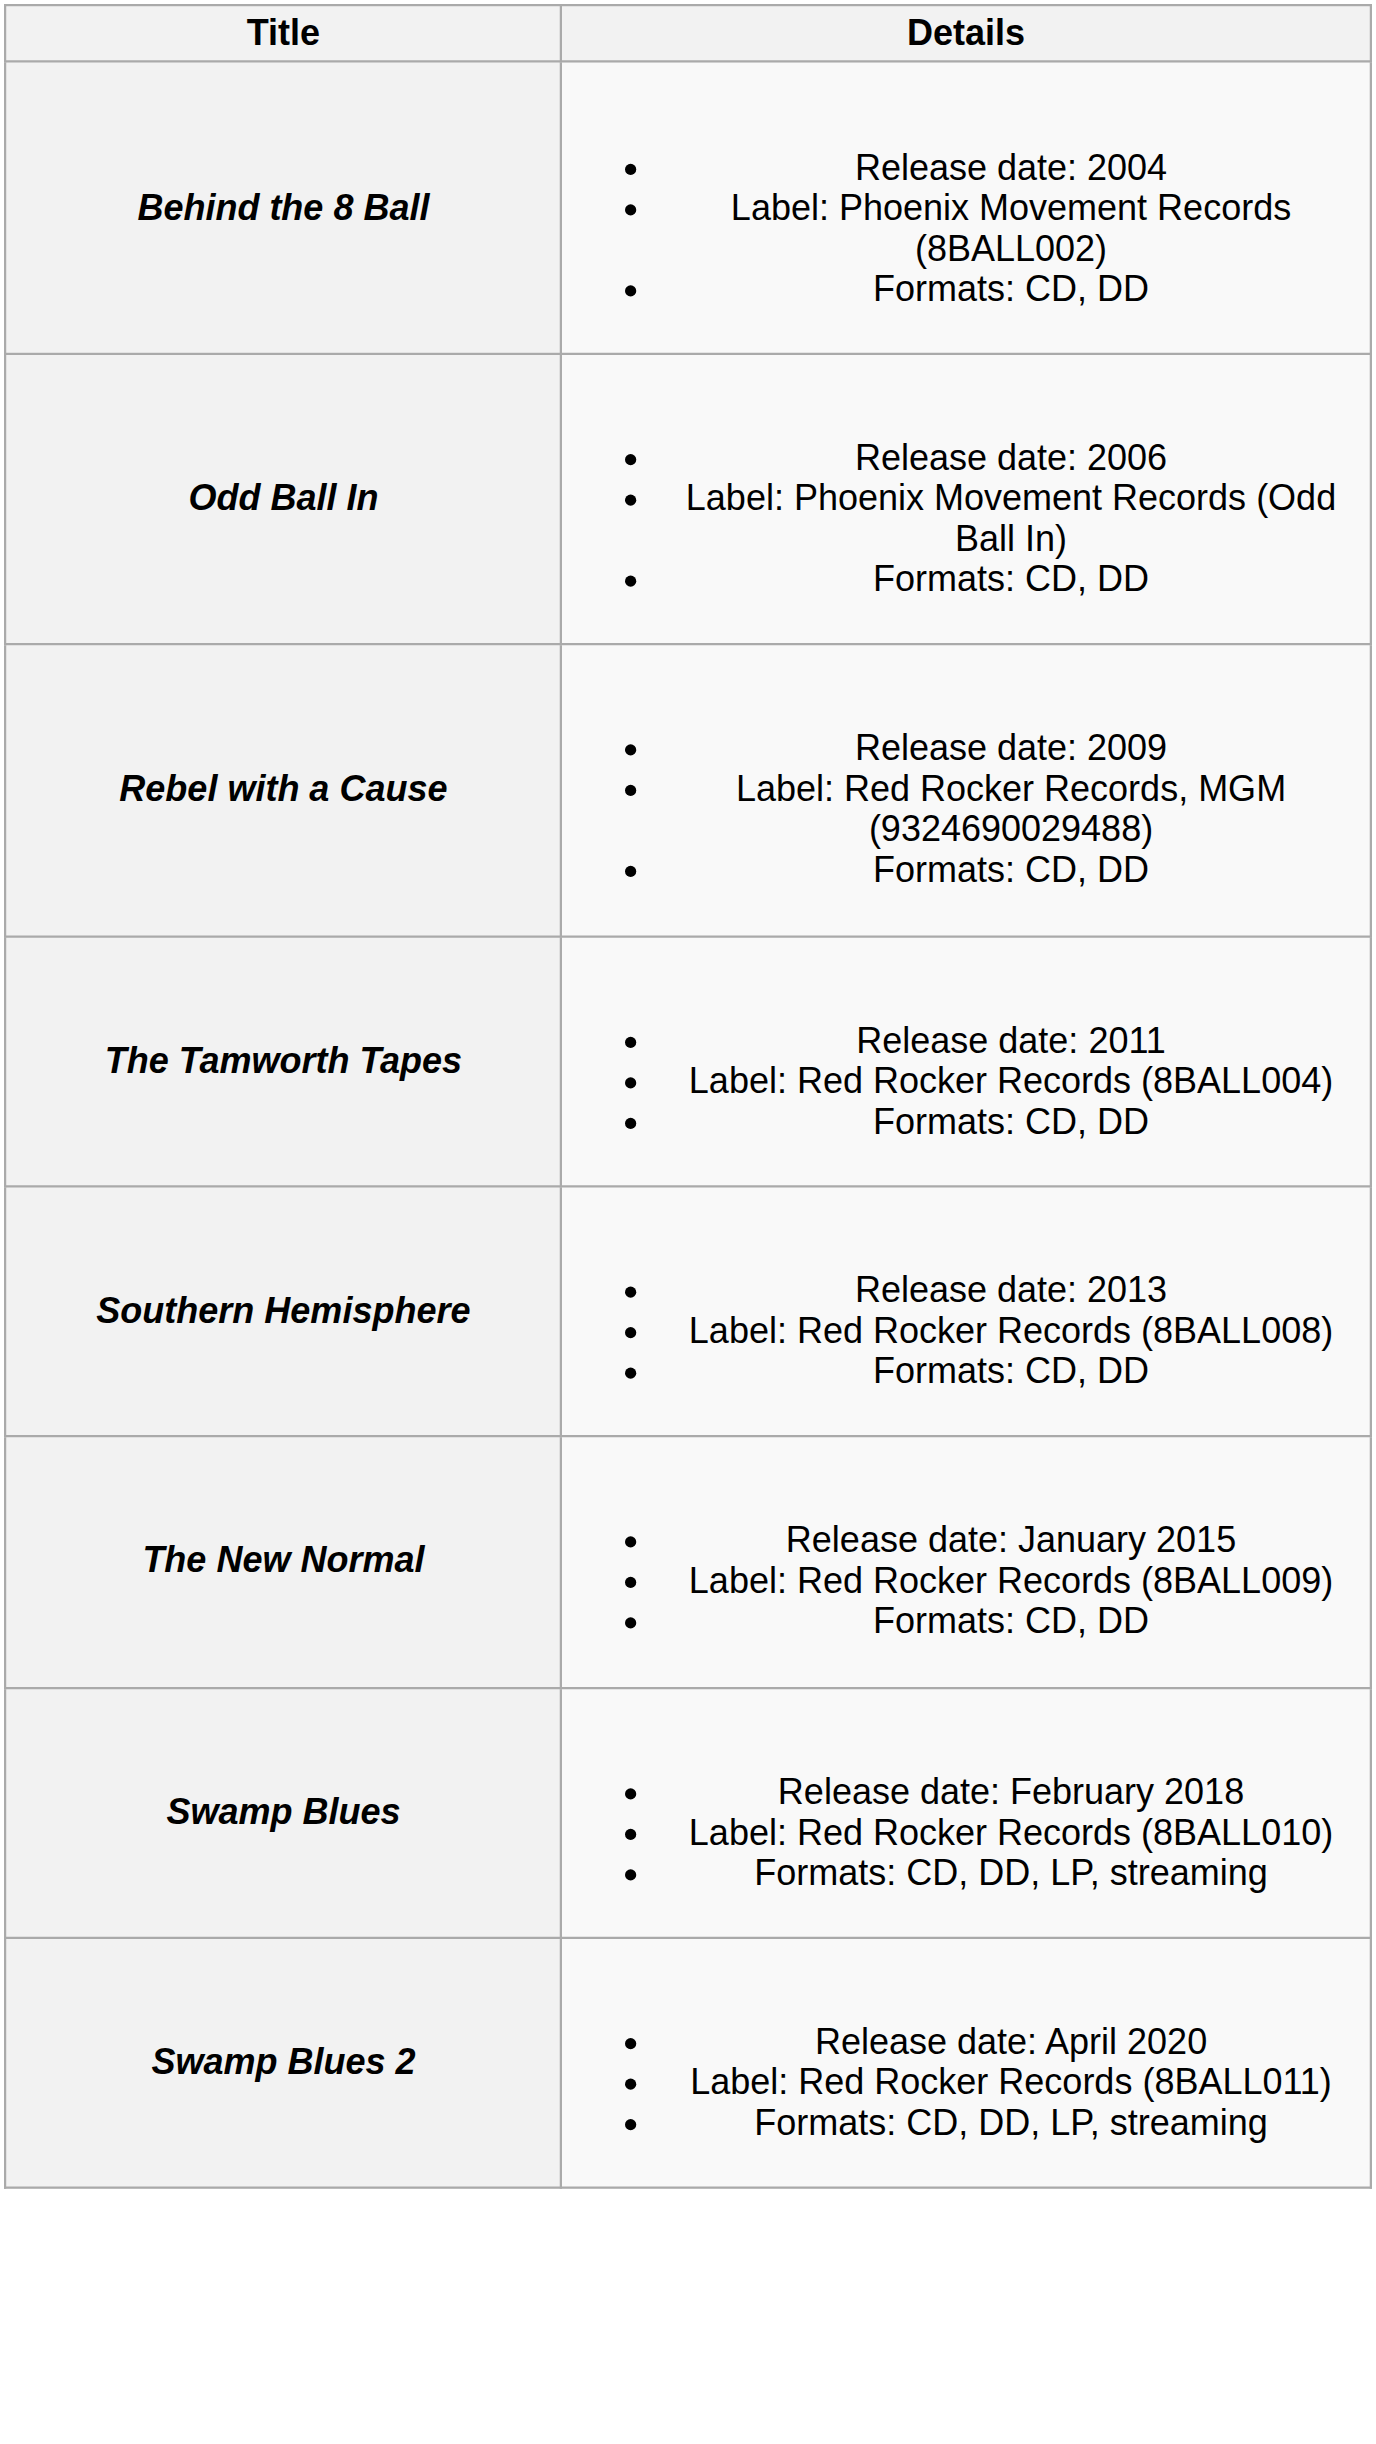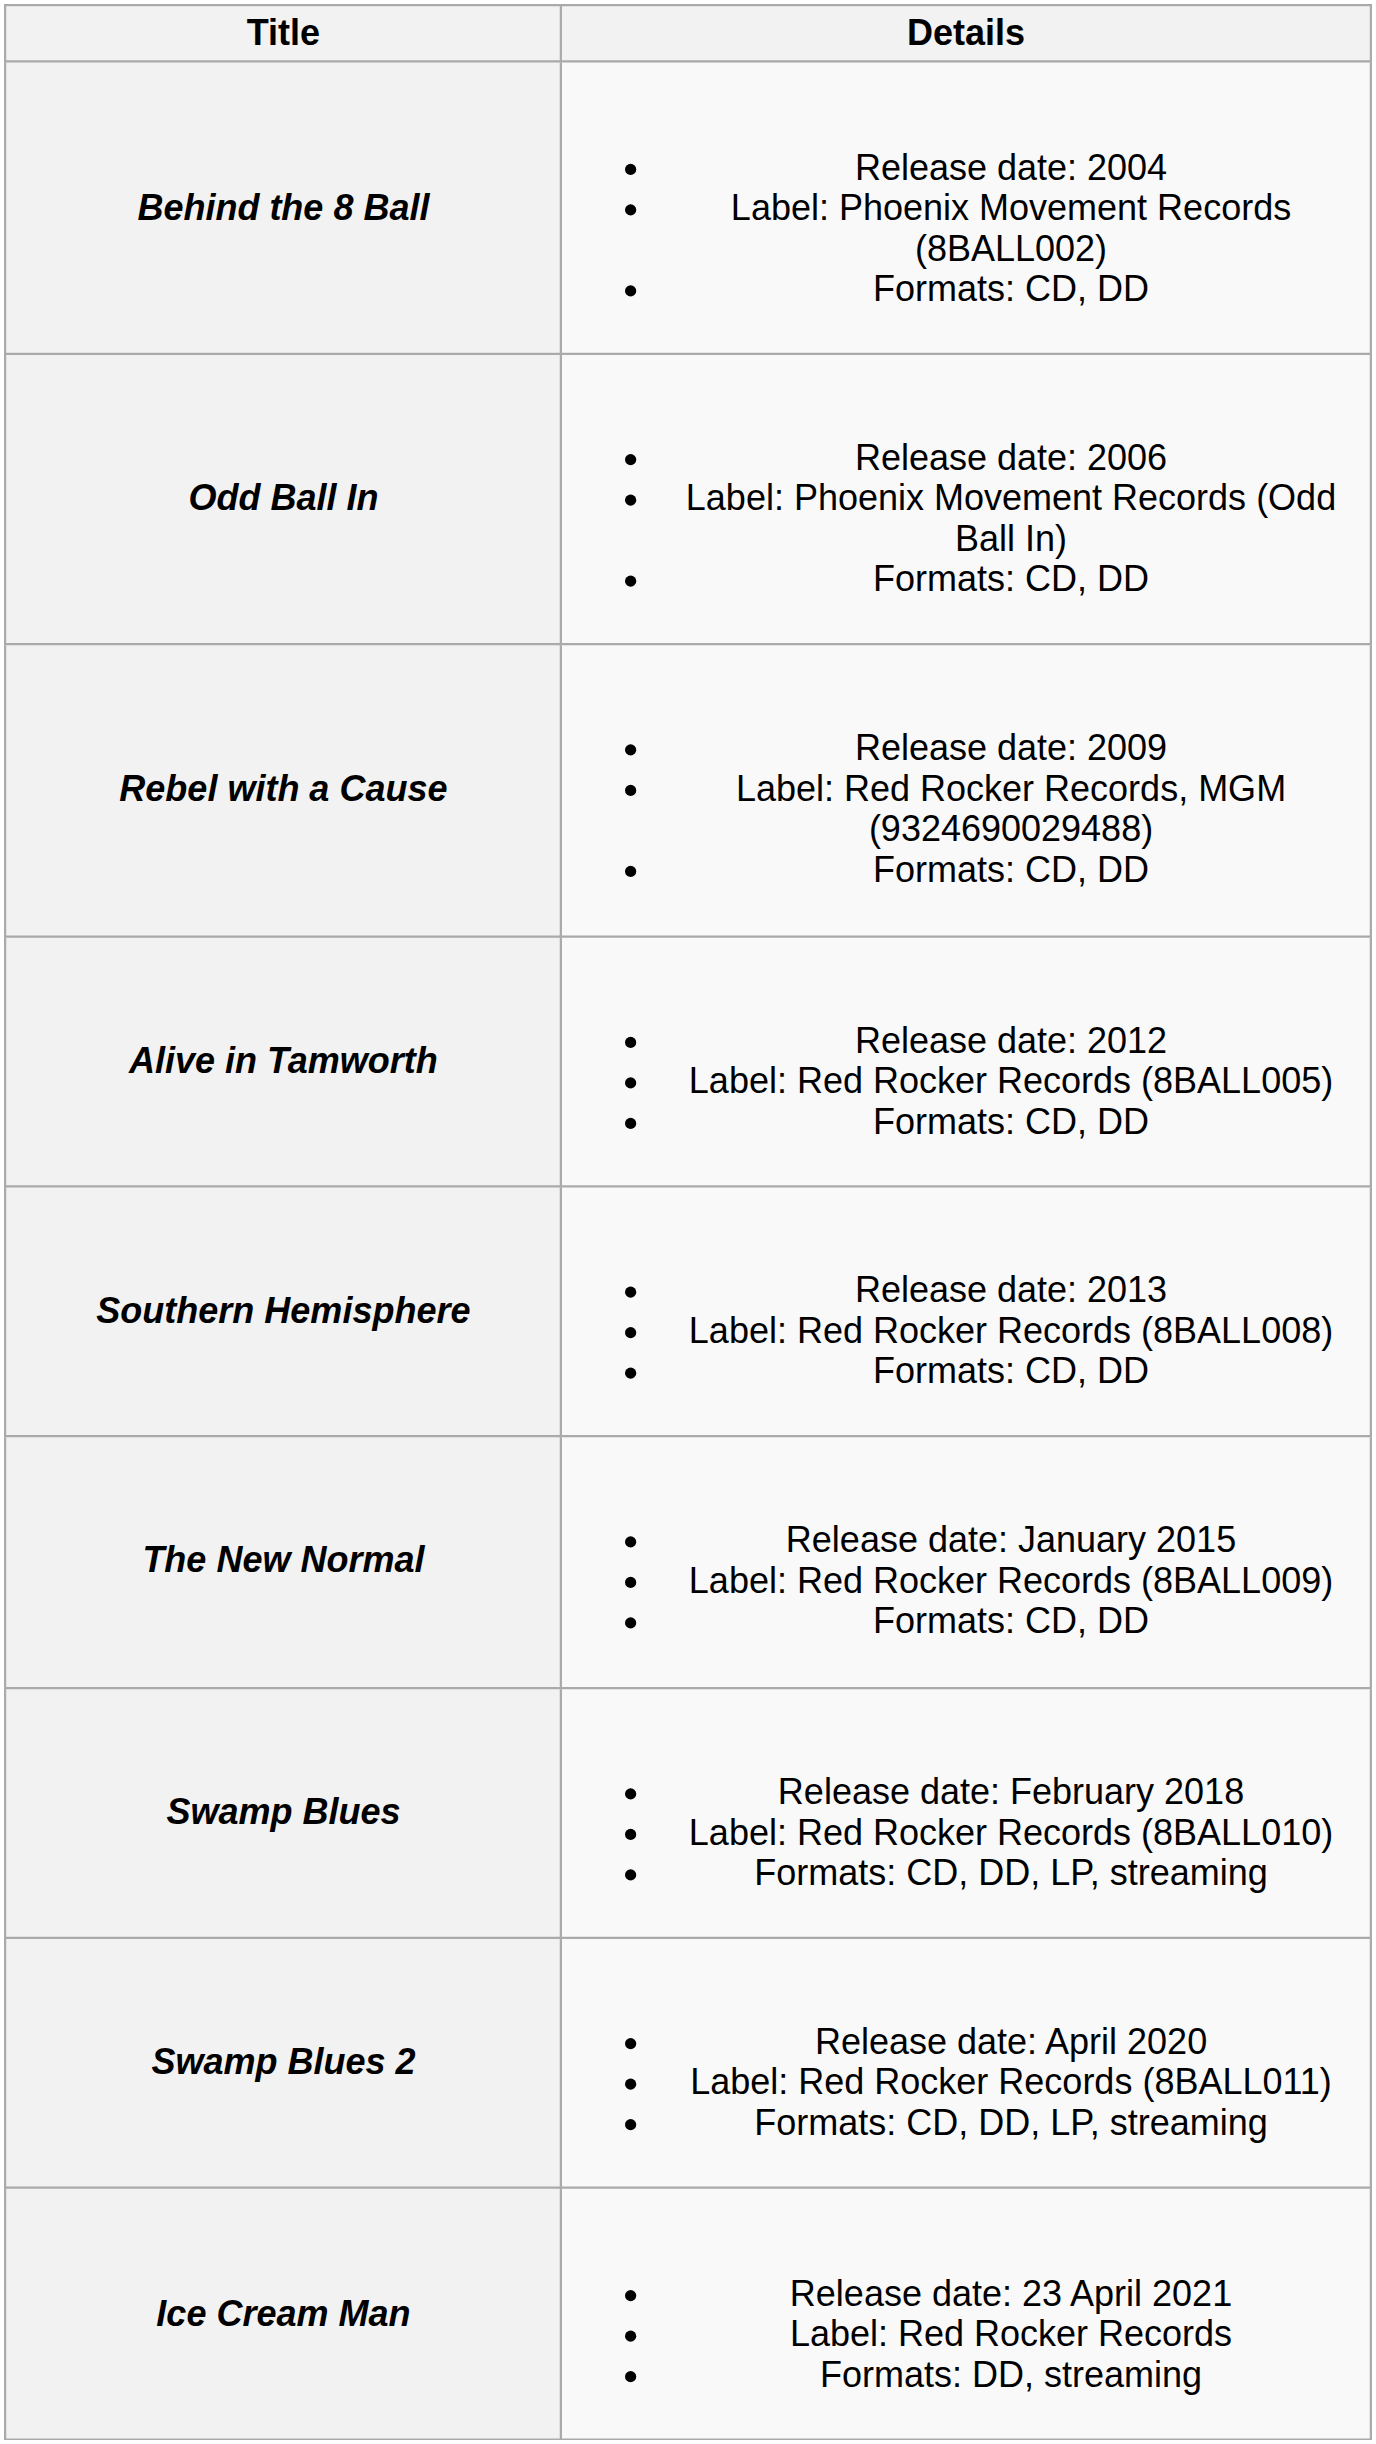- row: (283, 1060)
+ row: (283, 1060)
+ row: (283, 2313)
